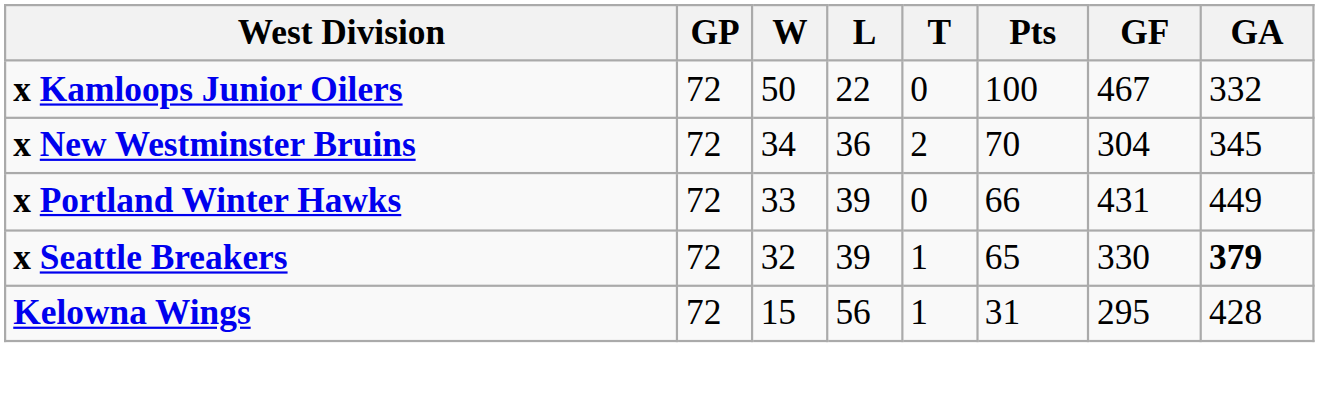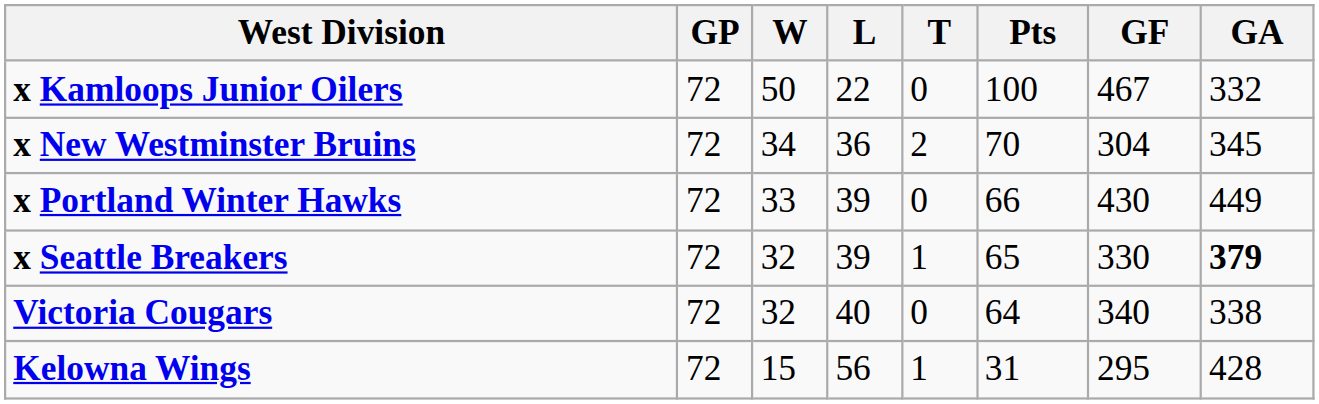(1123, 200) 431 -> (1123, 200) 430
+ row: (143, 312)
